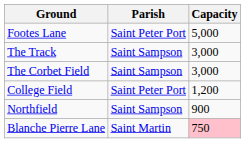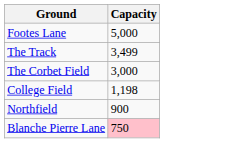- column: (148, 14)
(205, 52) 3,000 -> (124, 52) 3,499
(205, 90) 1,200 -> (124, 90) 1,198
